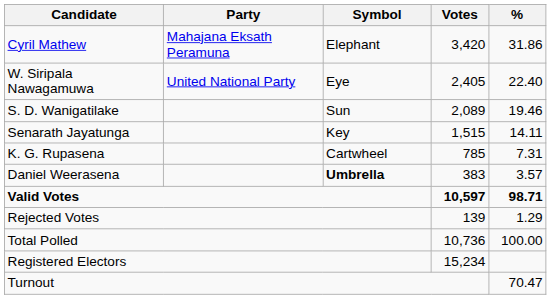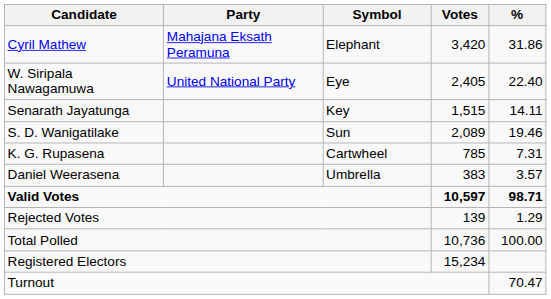rows swapped: (63, 110) <-> (68, 132)
(355, 175) bold -> (353, 175) normal
